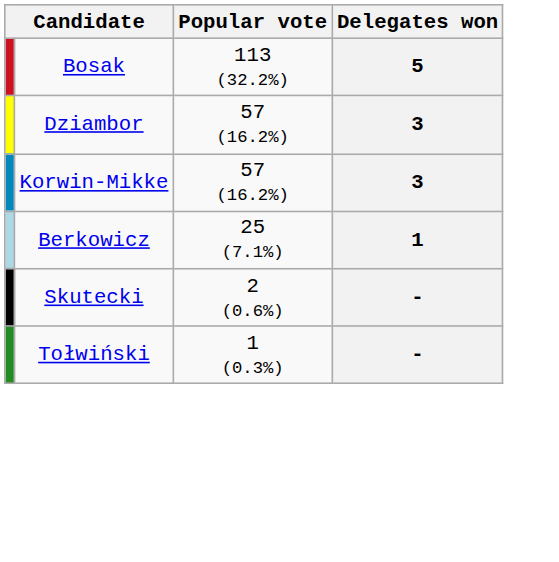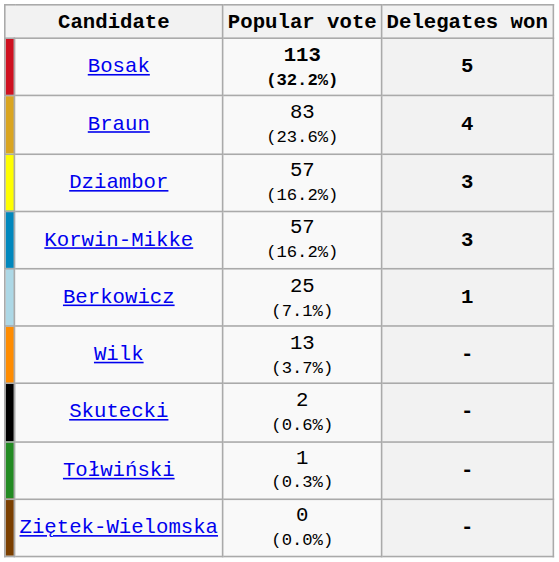(253, 66) normal -> (302, 67) bold
+ row: (119, 125)
+ row: (119, 355)
+ row: (119, 528)
